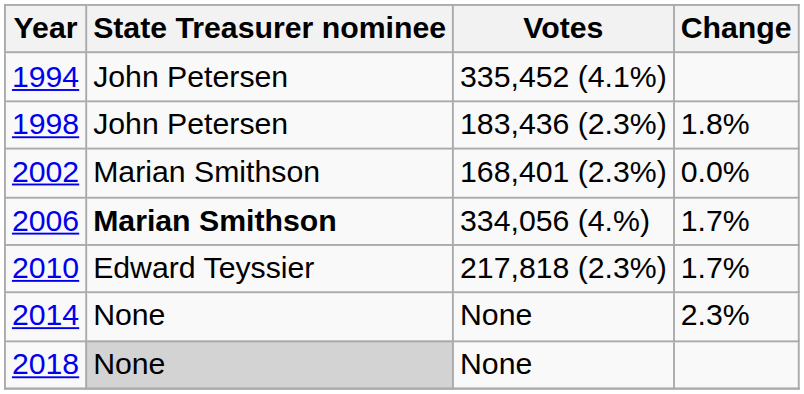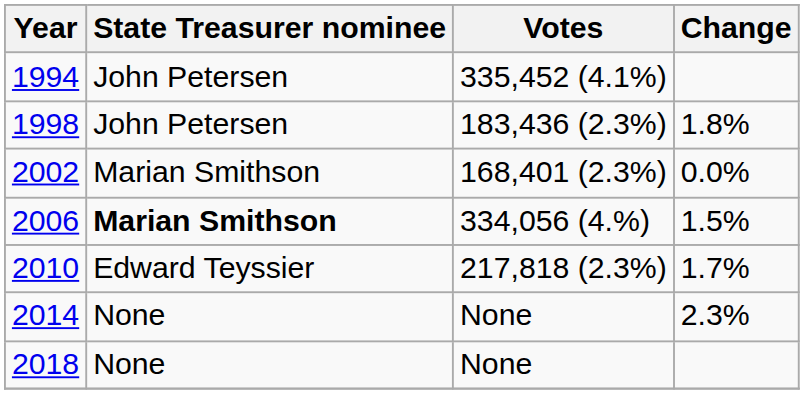(715, 220) 1.7% -> (715, 220) 1.5%
(129, 364) lightgrey background -> (129, 364) no background
